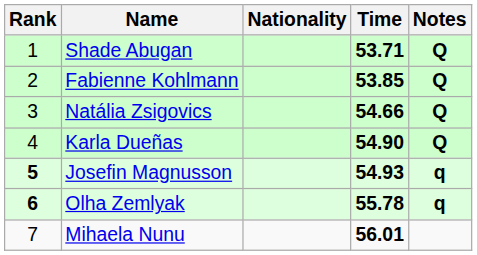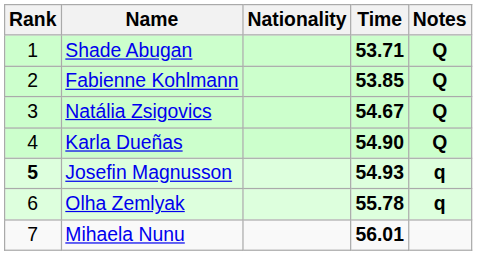(380, 111) 54.66 -> (380, 111) 54.67
(33, 204) bold -> (33, 204) normal
